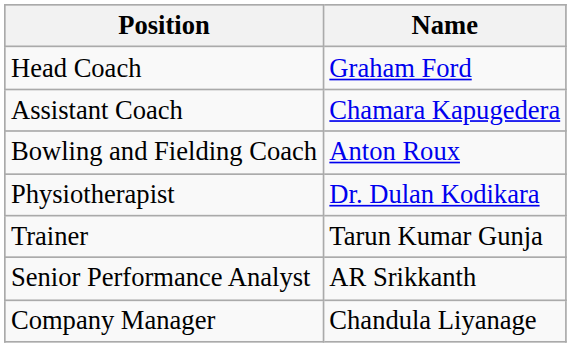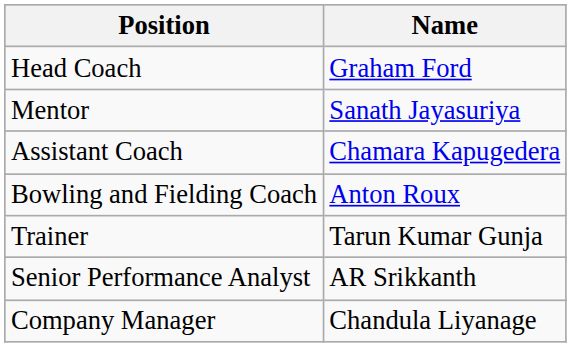+ row: (50, 109)
- row: (93, 194)
